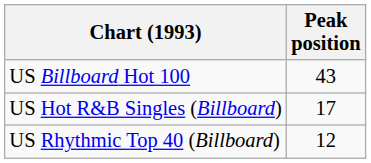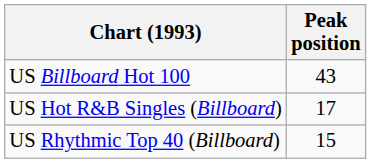(326, 141) 12 -> (326, 141) 15
